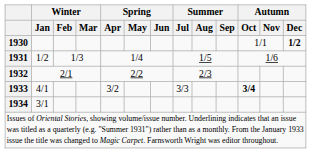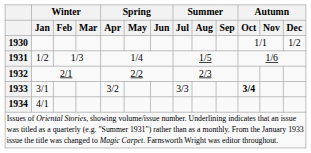(294, 43) bold -> (294, 43) normal
(42, 89) 4/1 -> (42, 89) 3/1
(42, 104) 3/1 -> (42, 104) 4/1
